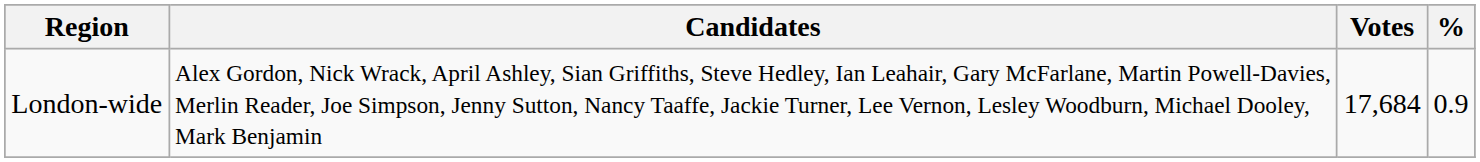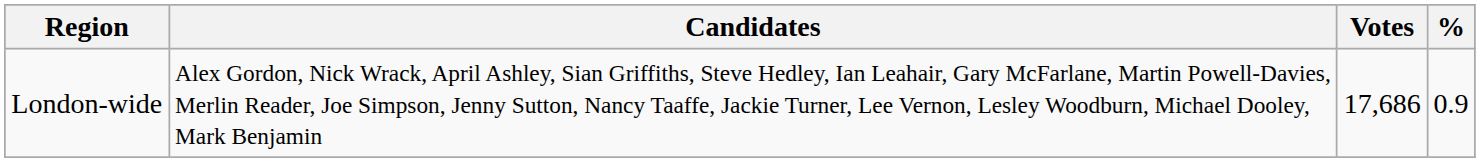(1382, 102) 17,684 -> (1382, 102) 17,686
